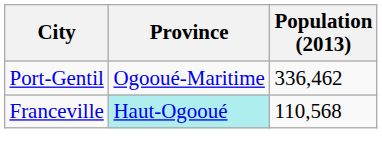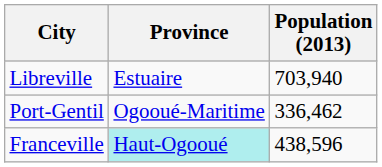+ row: (51, 77)
(308, 111) 110,568 -> (309, 144) 438,596
